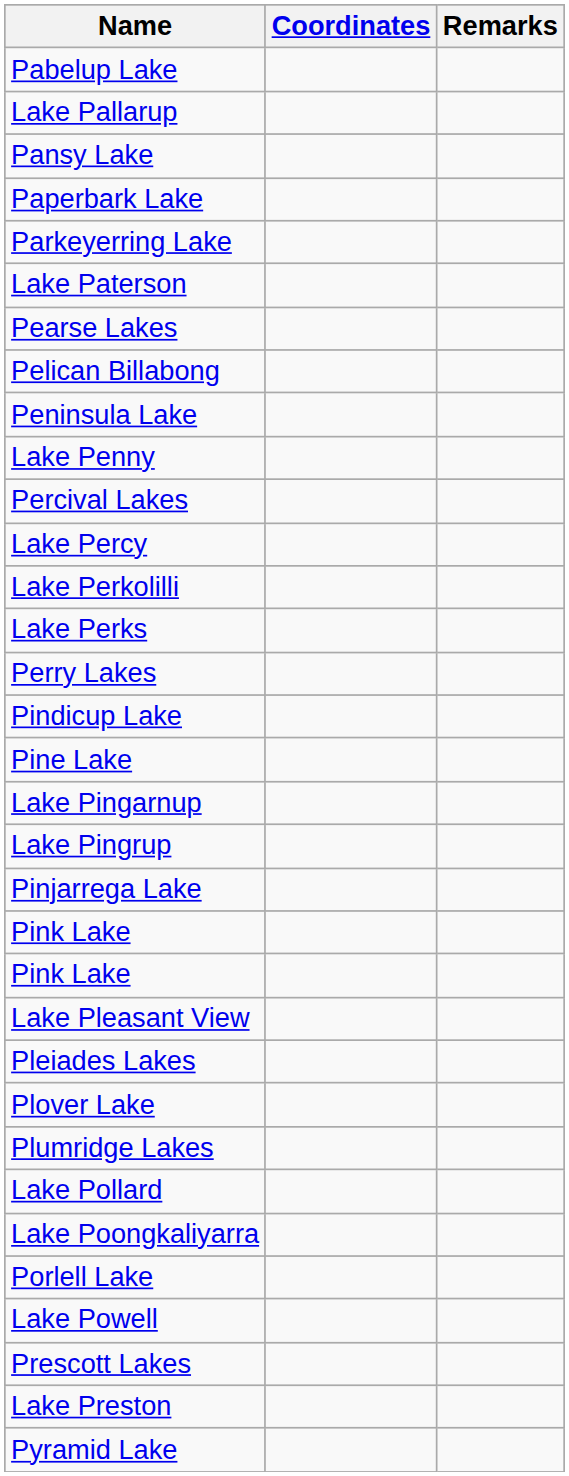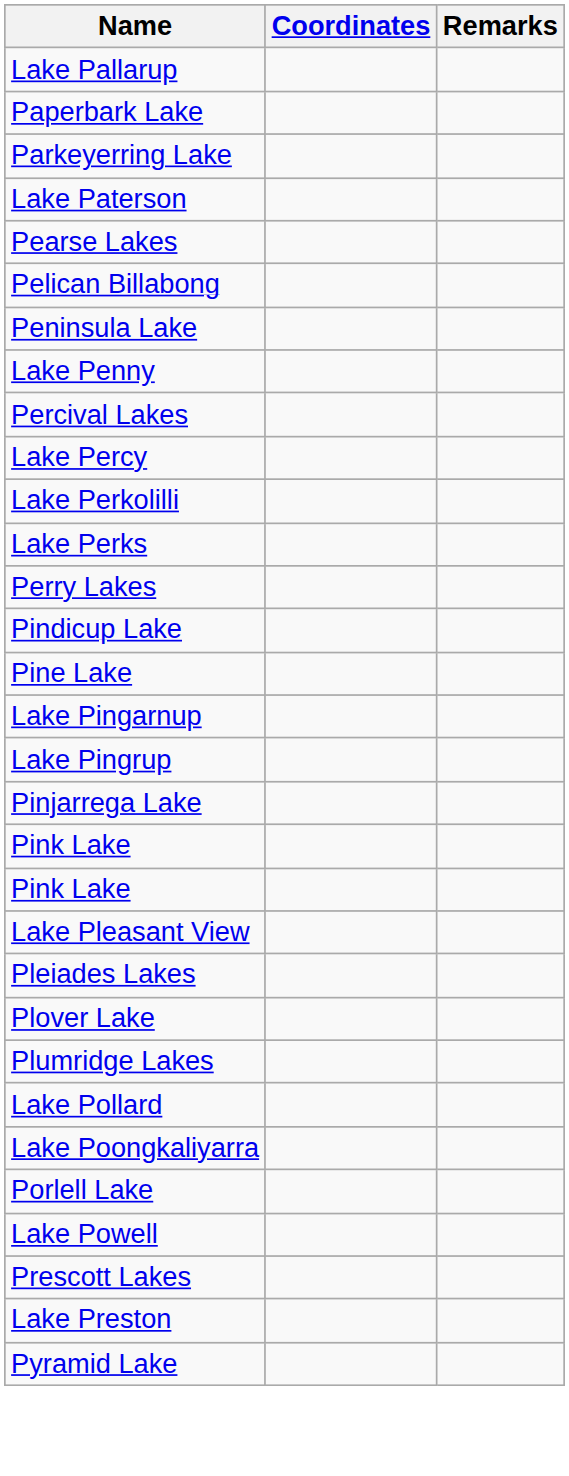- row: (94, 69)
- row: (82, 155)
